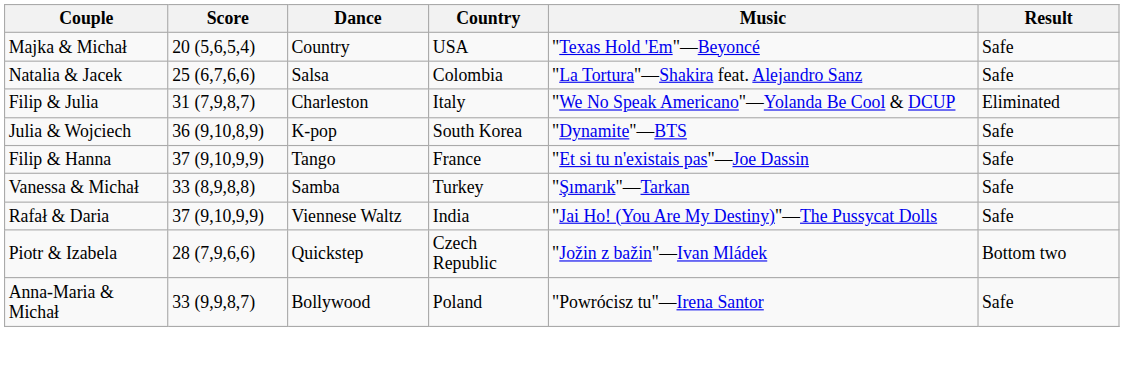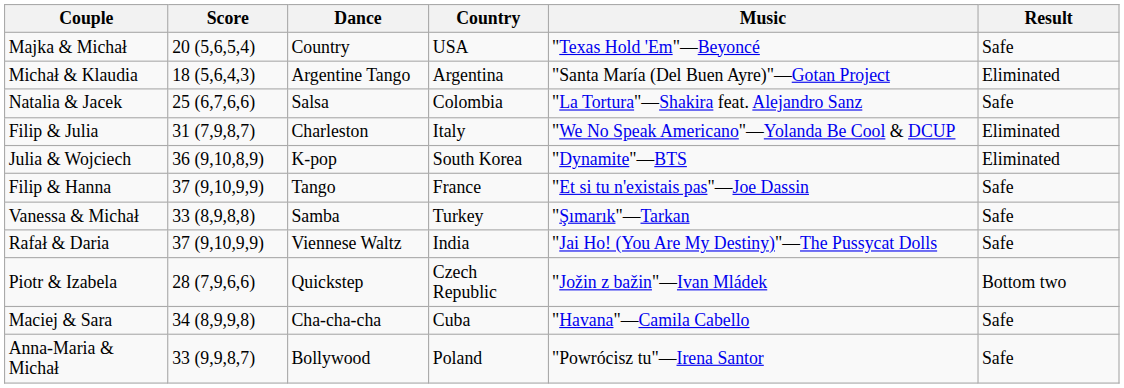+ row: (73, 74)
(998, 131) Safe -> (1021, 159) Eliminated
+ row: (60, 320)
